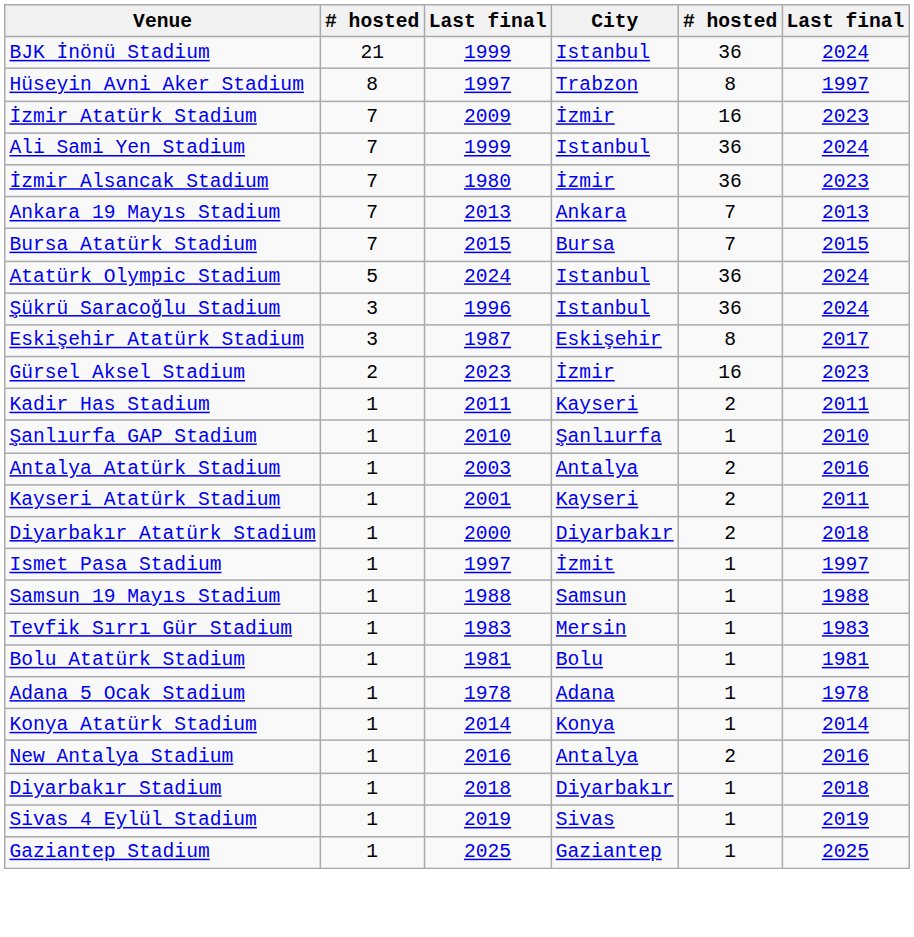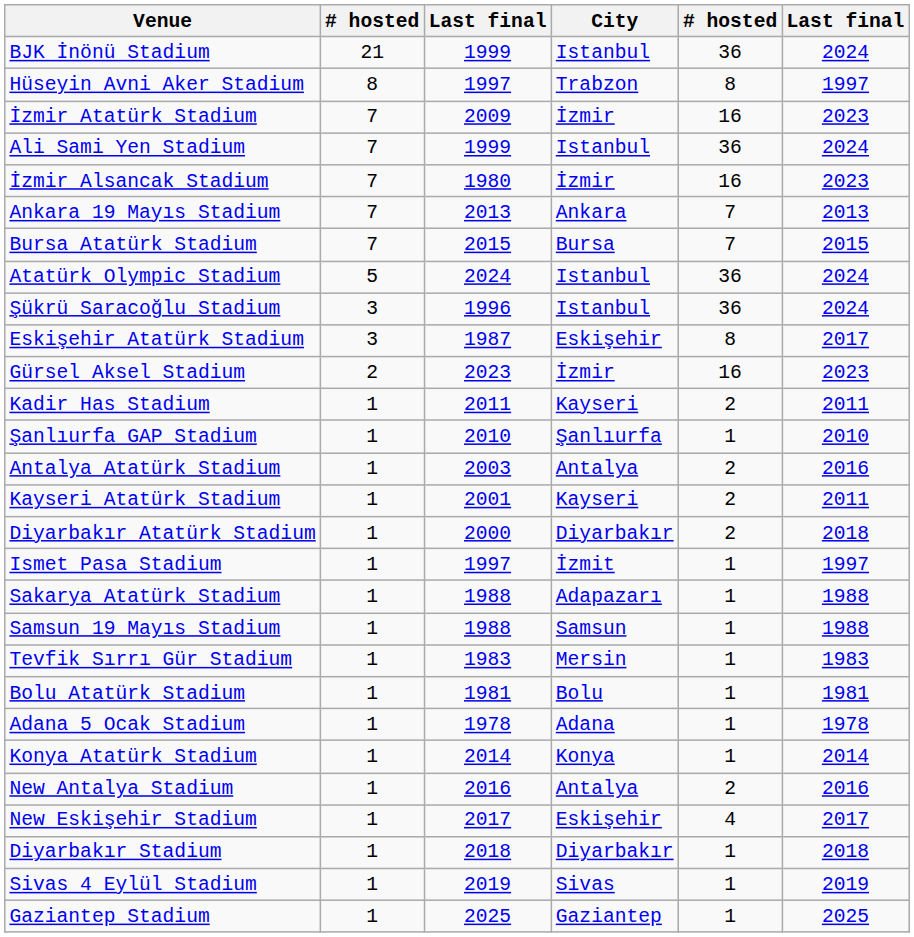(730, 181) 36 -> (730, 181) 16
+ row: (145, 597)
+ row: (133, 821)
